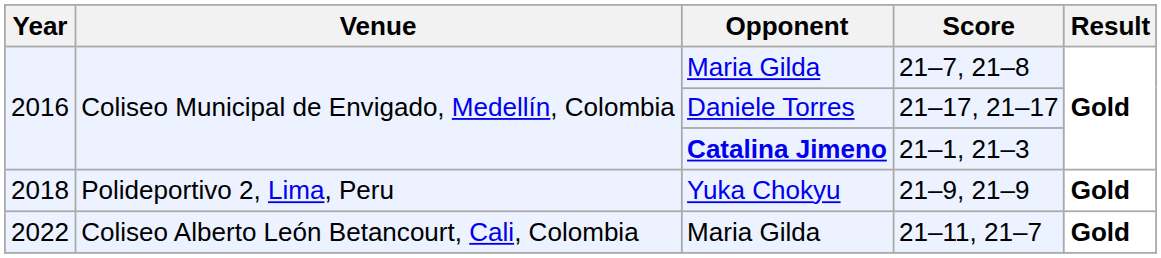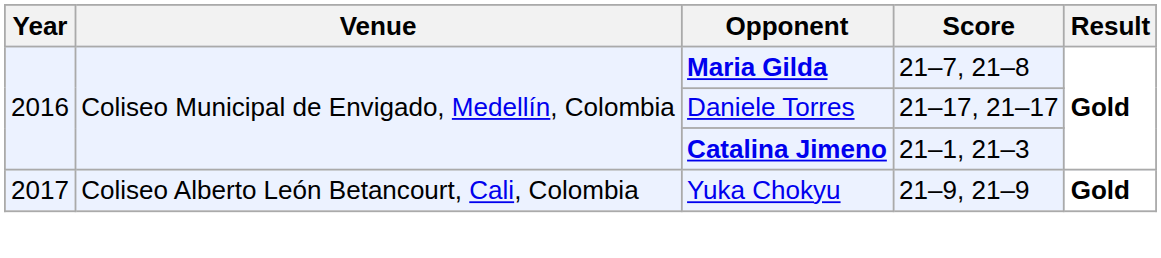(754, 67) normal -> (757, 67) bold
(40, 191) 2018 -> (40, 191) 2017
(238, 191) Polideportivo 2, Lima, Peru -> (360, 191) Coliseo Alberto León Betancourt, Cali, Colombia
- row: (971, 232)
